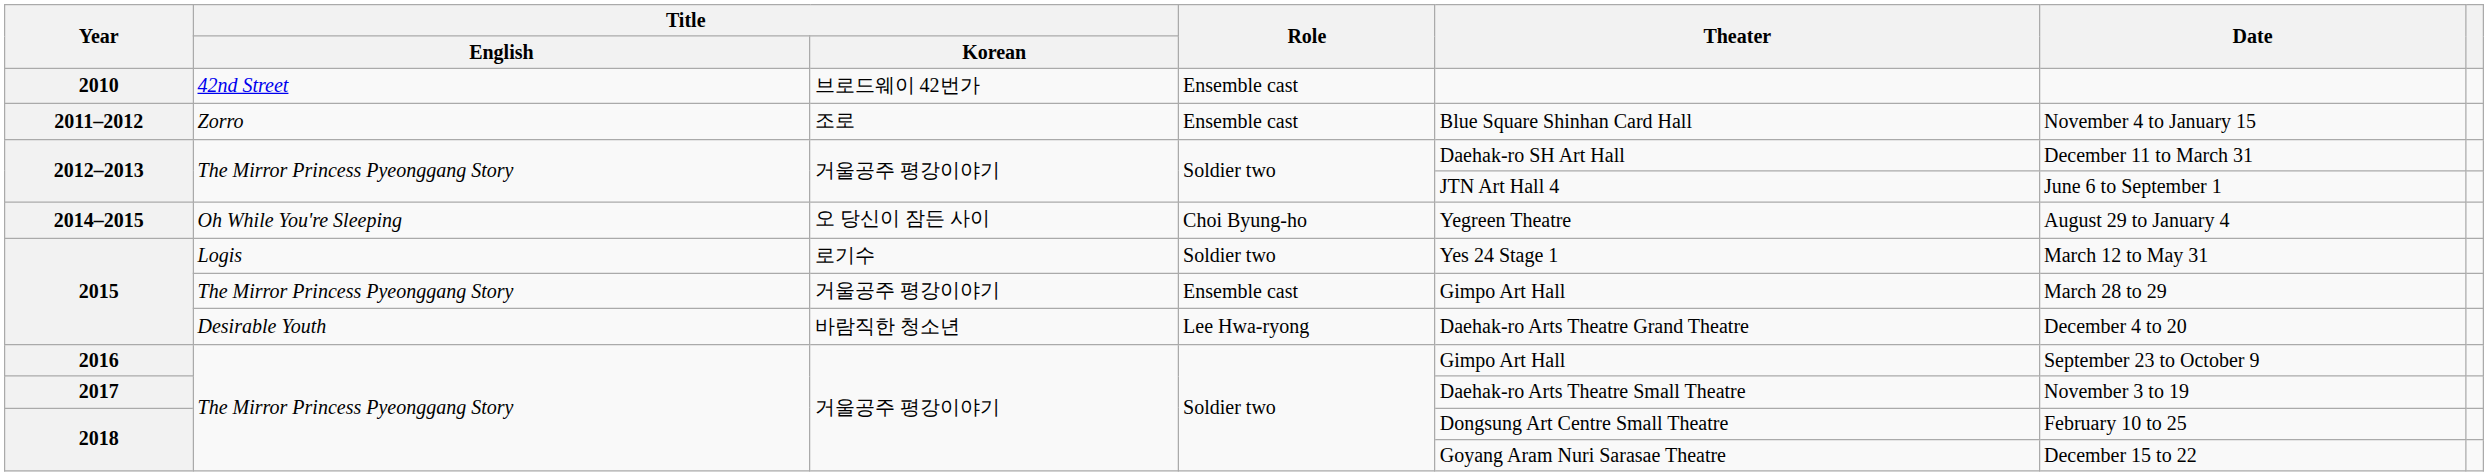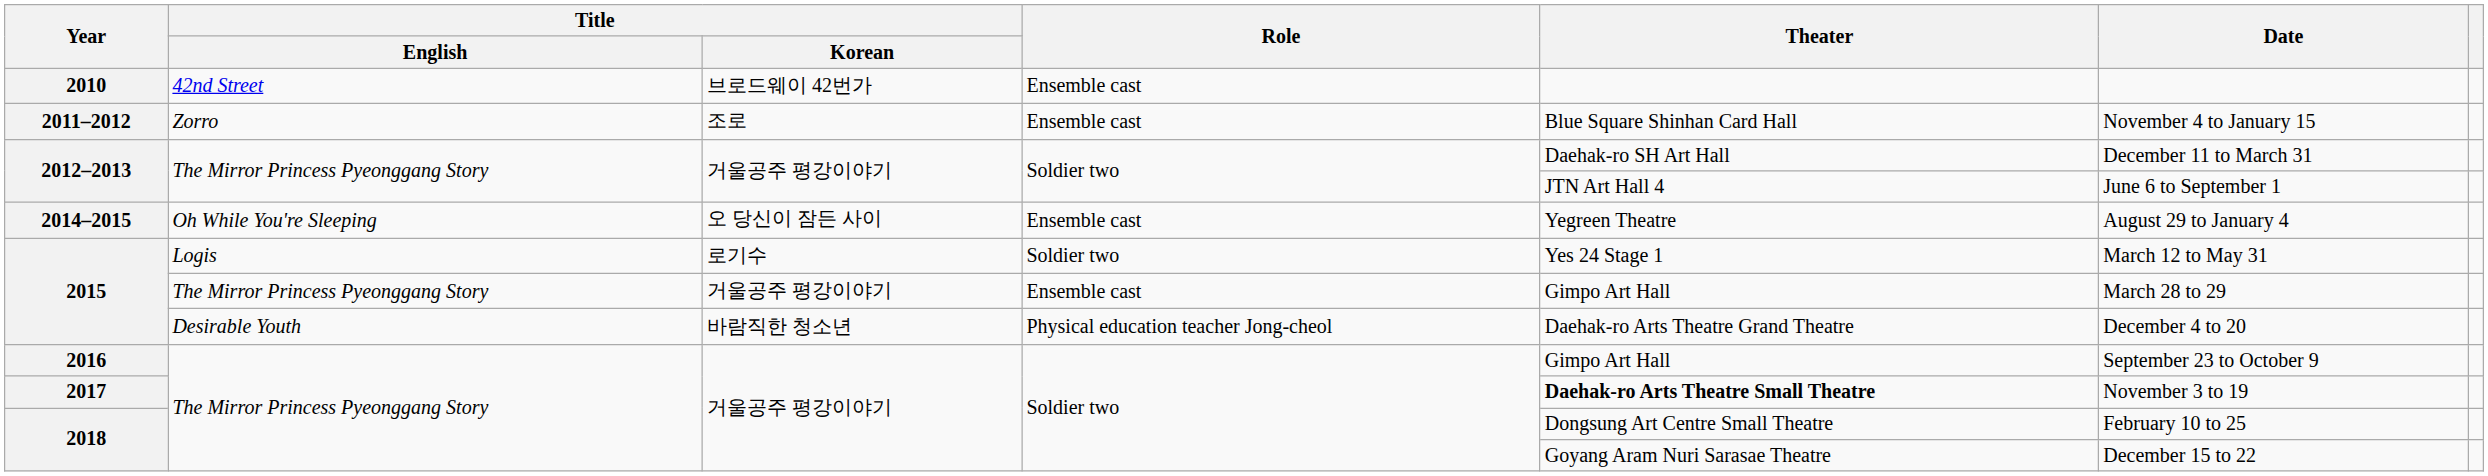(1245, 220) Choi Byung-ho -> (1084, 220) Ensemble cast
(1246, 326) Lee Hwa-ryong -> (1179, 326) Physical education teacher Jong-cheol
(1593, 391) normal -> (1710, 391) bold
